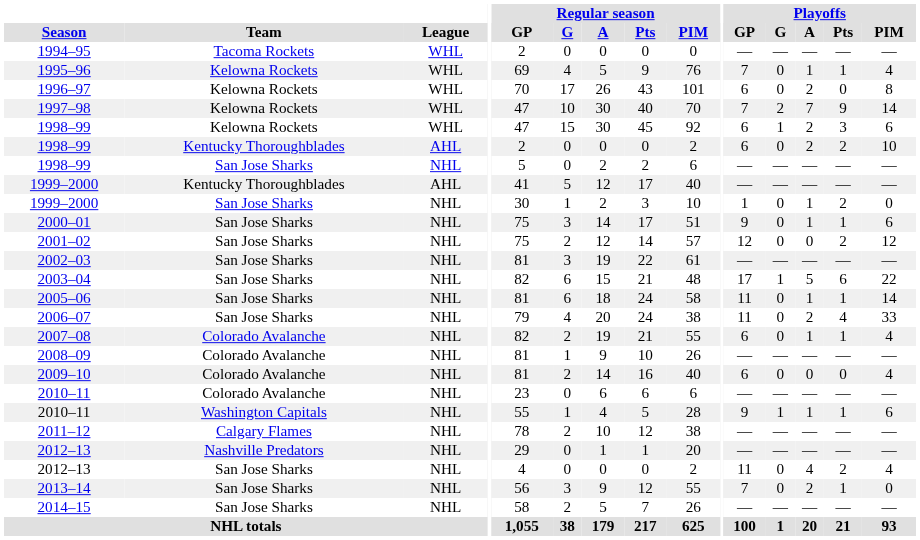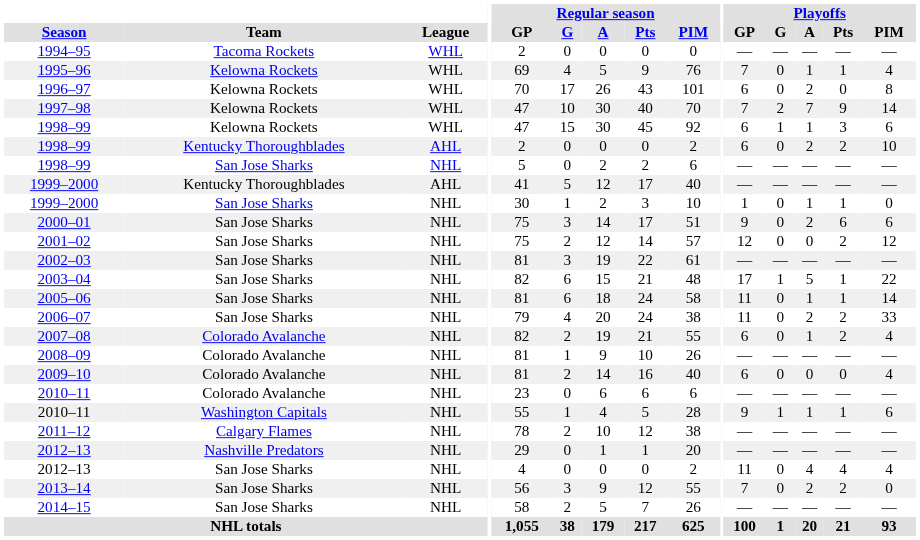(810, 127) 2 -> (810, 127) 1
(843, 203) 2 -> (843, 203) 1
(810, 222) 1 -> (810, 222) 2
(843, 222) 1 -> (843, 222) 6
(843, 279) 6 -> (843, 279) 1
(843, 317) 4 -> (843, 317) 2
(843, 336) 1 -> (843, 336) 2
(843, 469) 2 -> (843, 469) 4
(843, 488) 1 -> (843, 488) 2
